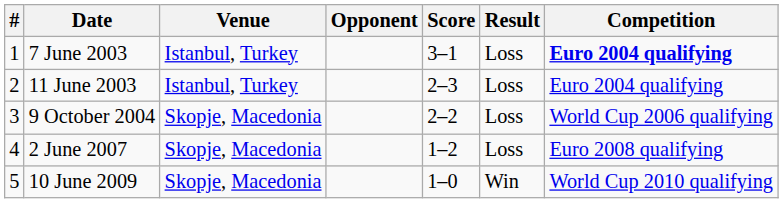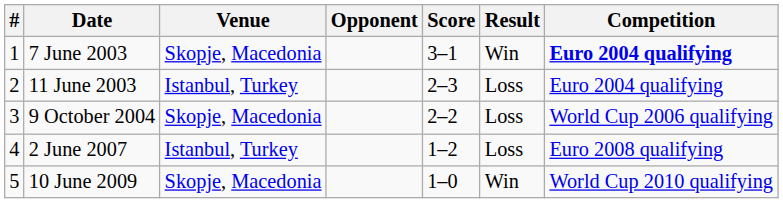(231, 52) Istanbul, Turkey -> (243, 52) Skopje, Macedonia
(504, 52) Loss -> (502, 52) Win
(243, 149) Skopje, Macedonia -> (231, 149) Istanbul, Turkey
